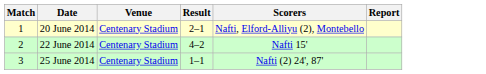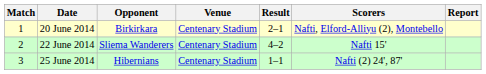+ column: (136, 12)
